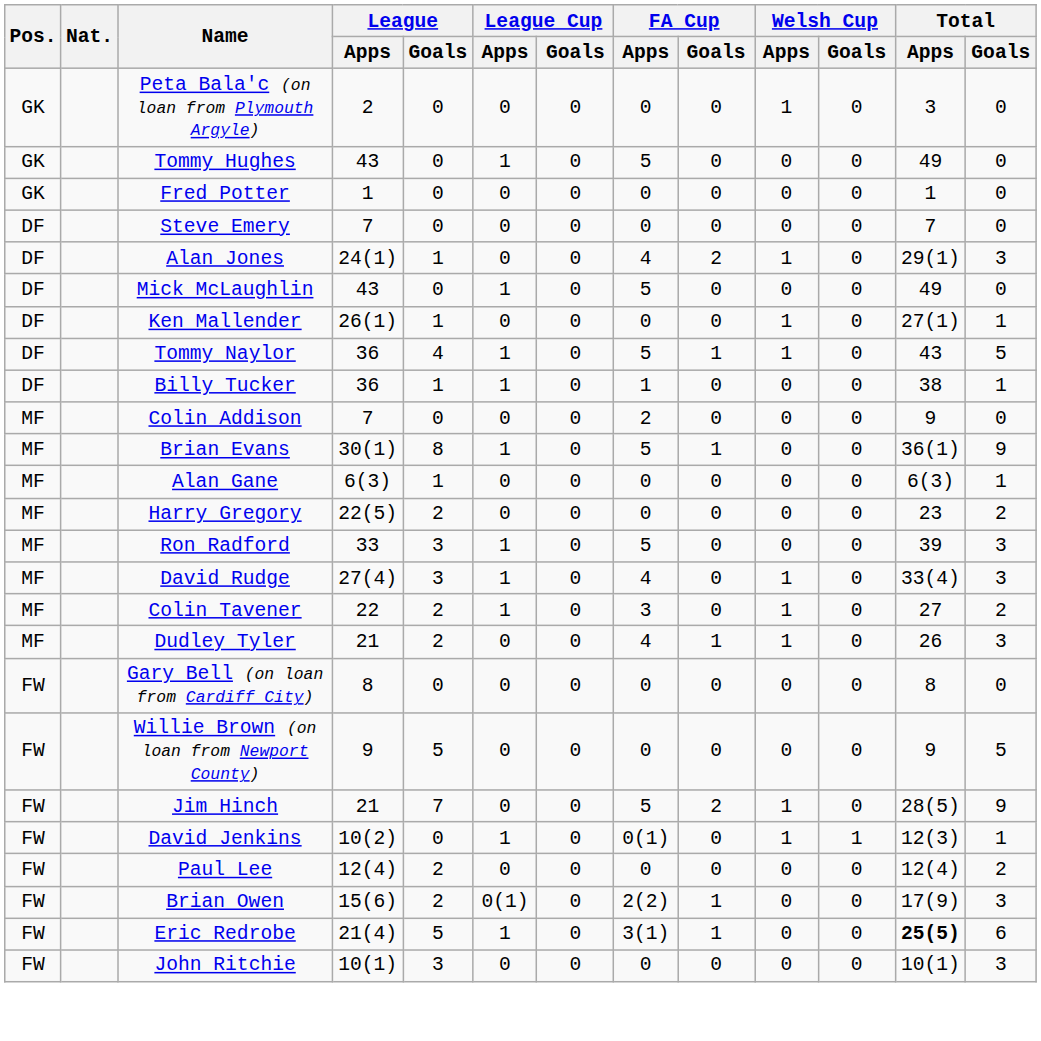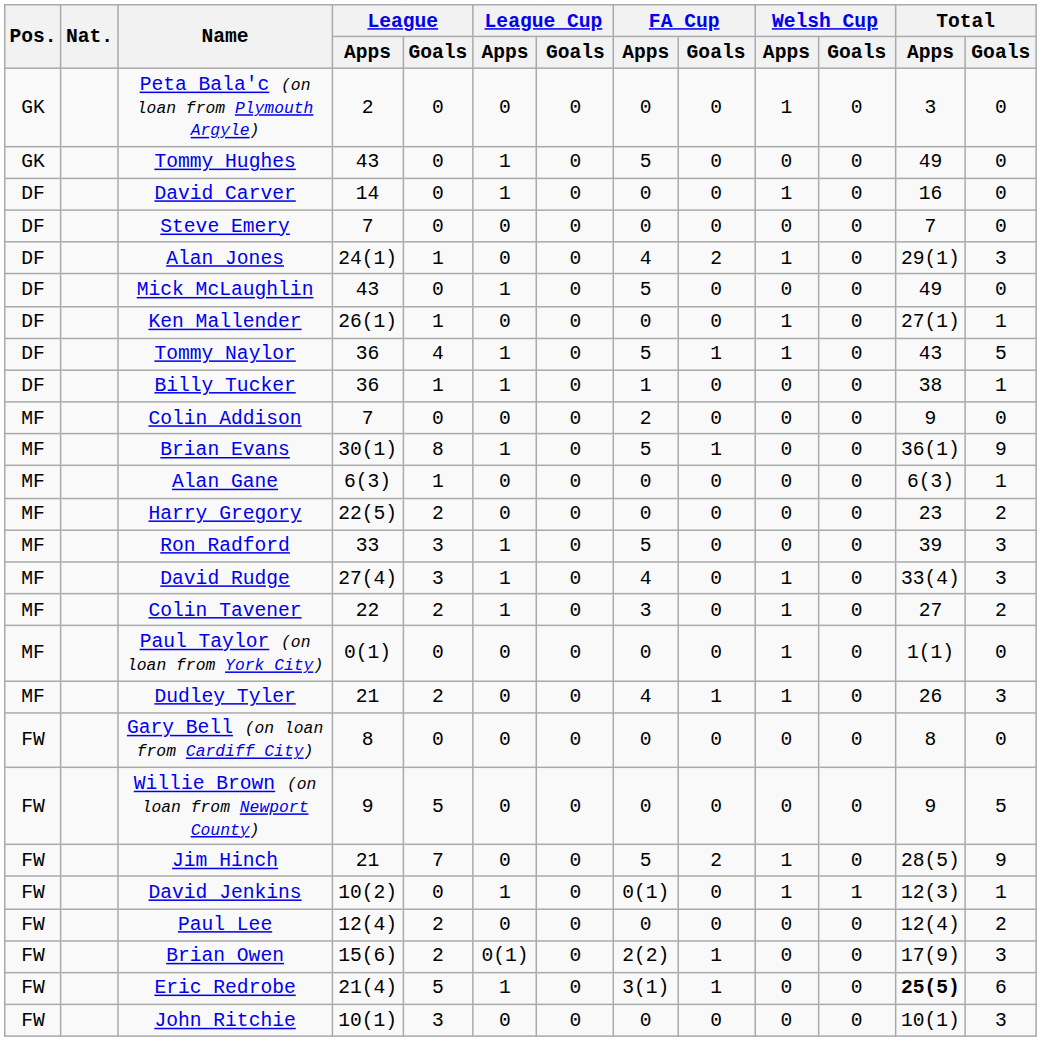- row: (225, 194)
+ row: (225, 194)
+ row: (225, 653)
